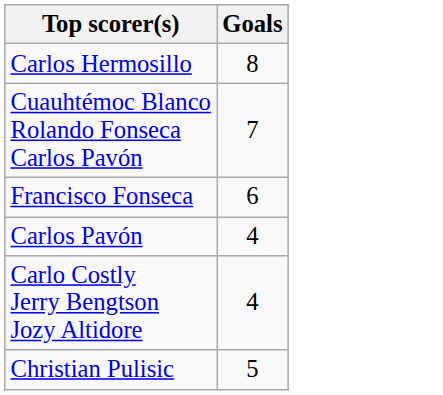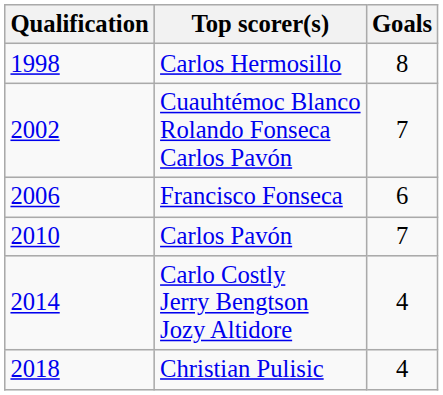+ column: (80, 24)
(252, 235) 4 -> (402, 235) 7
(252, 369) 5 -> (402, 369) 4
